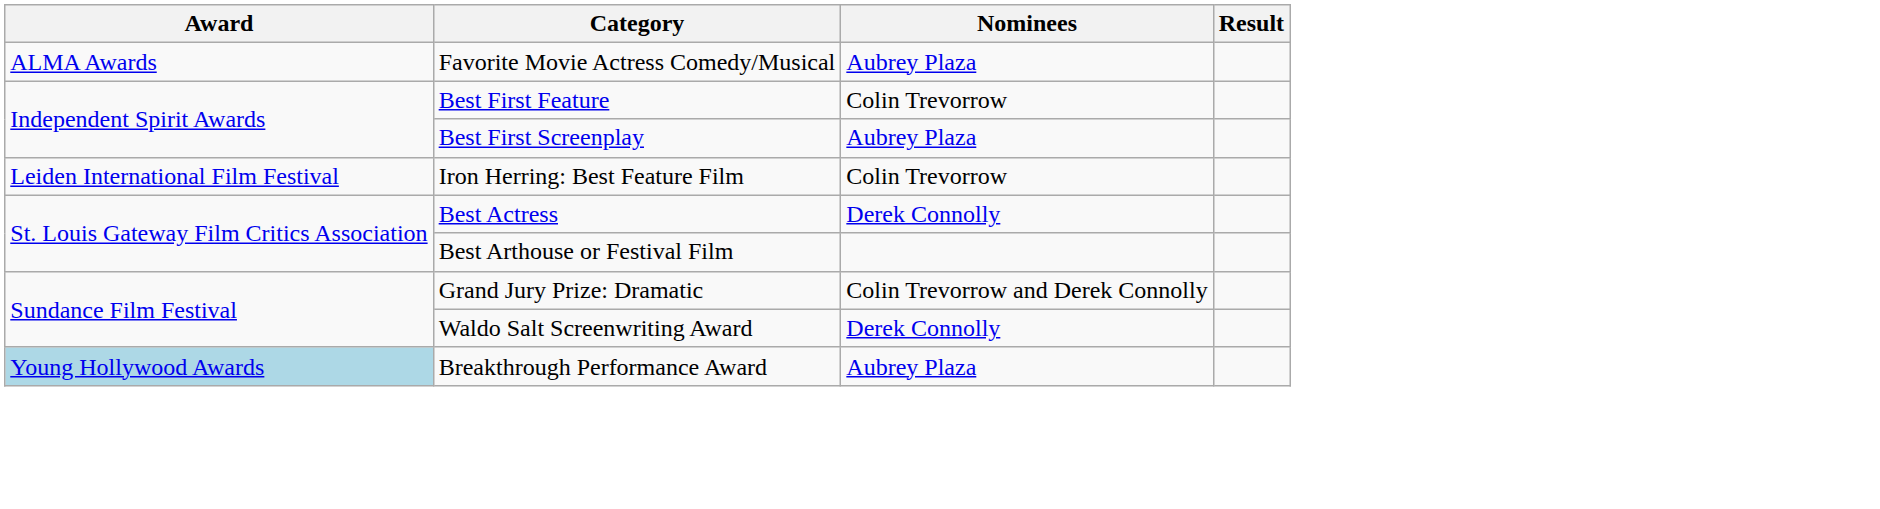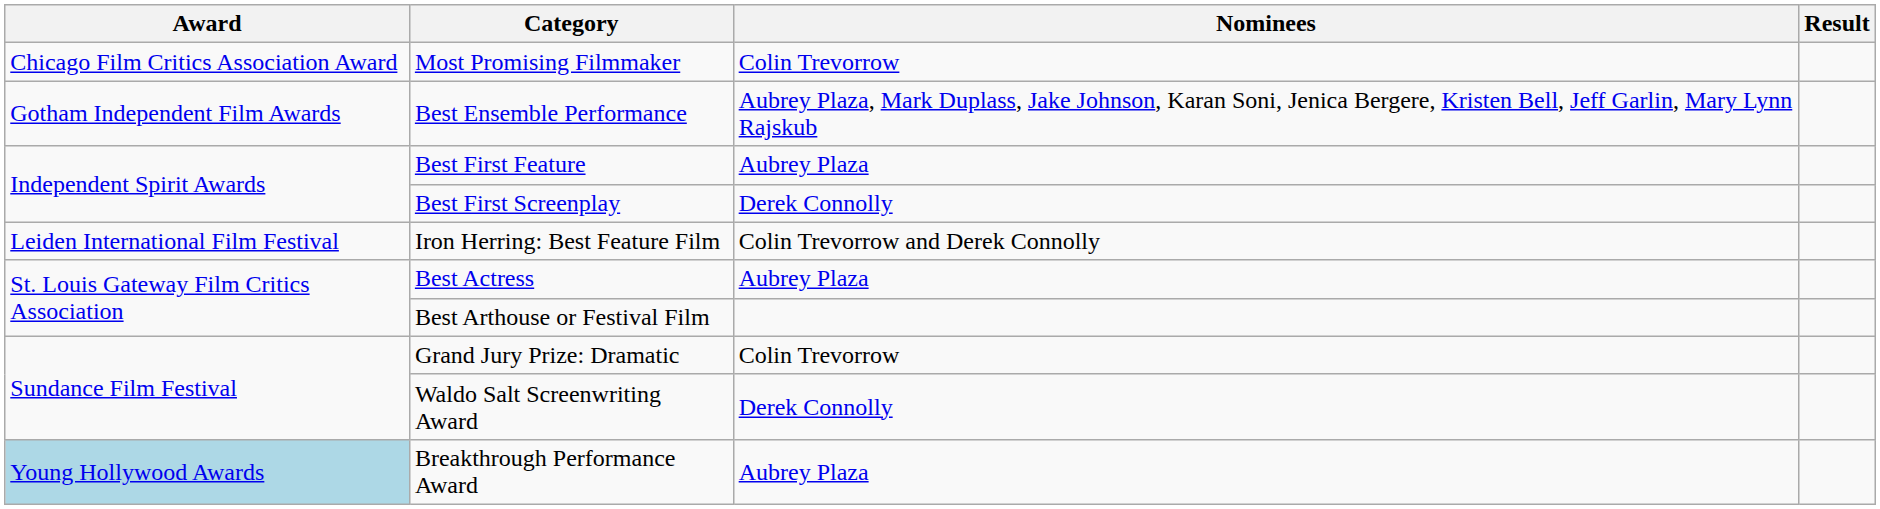- row: (637, 61)
+ row: (548, 61)
+ row: (551, 113)
(927, 99) Colin Trevorrow -> (804, 164) Aubrey Plaza
(911, 137) Aubrey Plaza -> (816, 202) Derek Connolly
(927, 175) Colin Trevorrow -> (919, 240) Colin Trevorrow and Derek Connolly
(923, 213) Derek Connolly -> (804, 278) Aubrey Plaza
(1027, 289) Colin Trevorrow and Derek Connolly -> (819, 355) Colin Trevorrow
